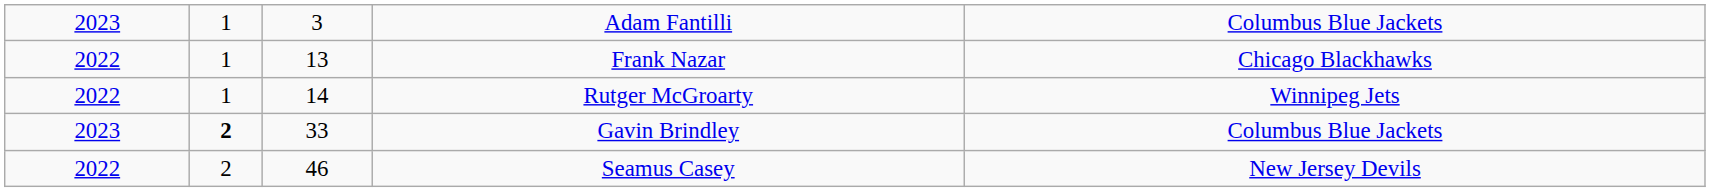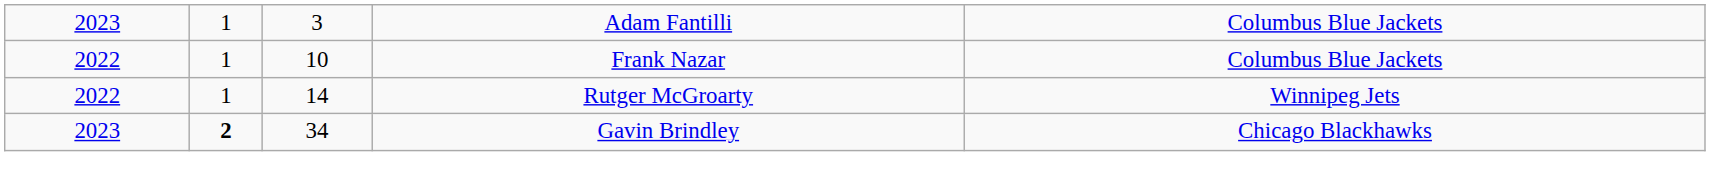(317, 58) 13 -> (317, 58) 10
(1335, 58) Chicago Blackhawks -> (1335, 58) Columbus Blue Jackets
(317, 131) 33 -> (317, 131) 34
(1335, 131) Columbus Blue Jackets -> (1335, 131) Chicago Blackhawks
- row: (668, 167)
